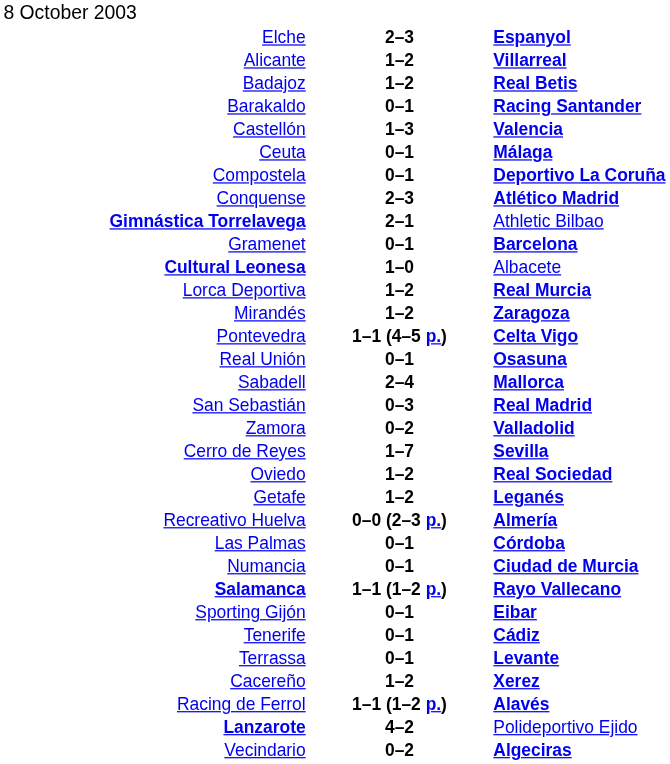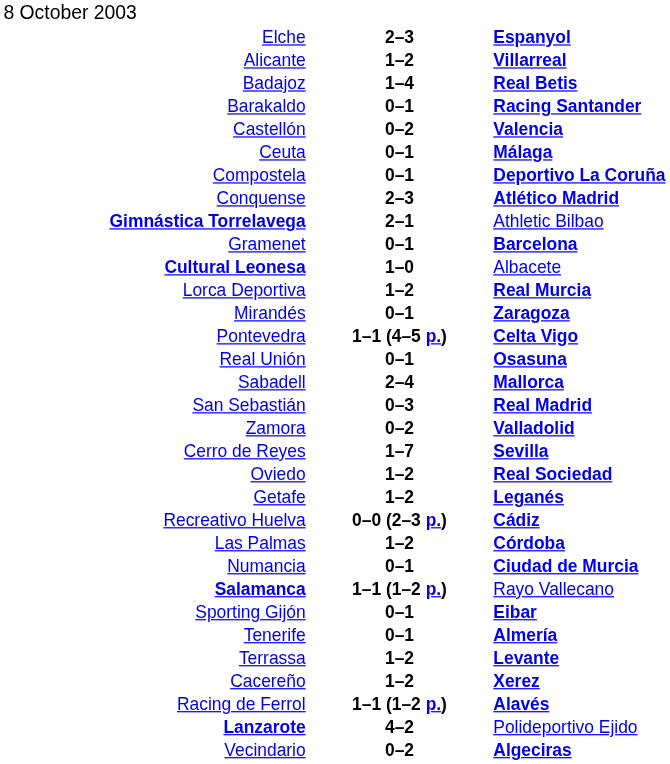(399, 83) 1–2 -> (399, 83) 1–4
(399, 129) 1–3 -> (399, 129) 0–2
(399, 313) 1–2 -> (399, 313) 0–1
(525, 520) Almería -> (517, 520) Cádiz
(399, 543) 0–1 -> (399, 543) 1–2
(557, 589) bold -> (554, 589) normal
(517, 635) Cádiz -> (525, 635) Almería
(399, 658) 0–1 -> (399, 658) 1–2
